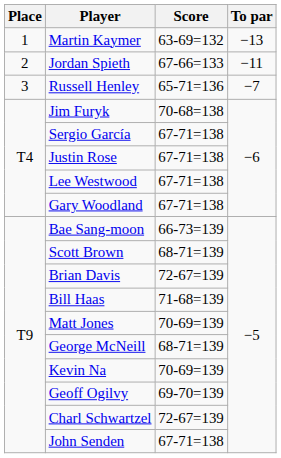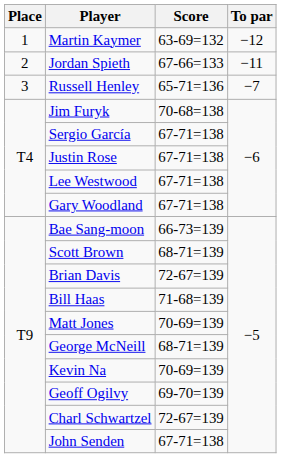(252, 39) −13 -> (252, 39) −12
